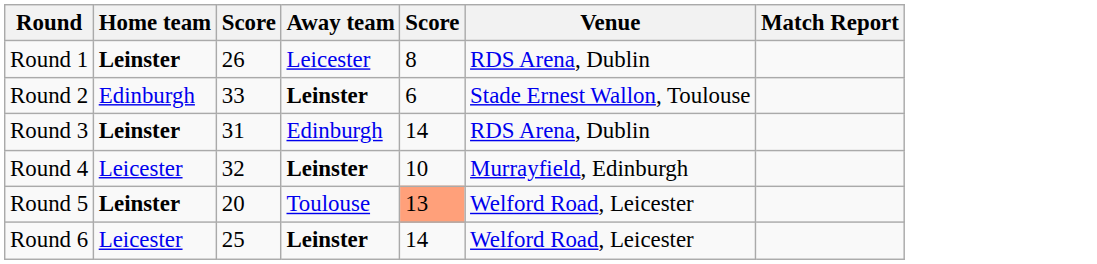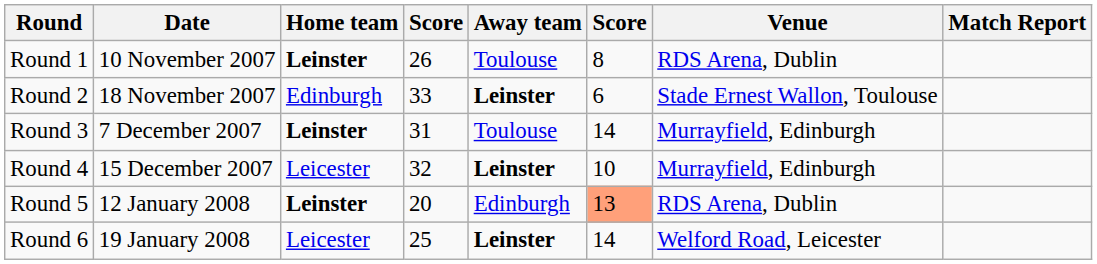+ column: (187, 22)
(328, 58) Leicester -> (515, 58) Toulouse
(335, 131) Edinburgh -> (515, 131) Toulouse
(560, 131) RDS Arena, Dublin -> (766, 131) Murrayfield, Edinburgh
(328, 204) Toulouse -> (522, 204) Edinburgh
(582, 204) Welford Road, Leicester -> (747, 204) RDS Arena, Dublin
